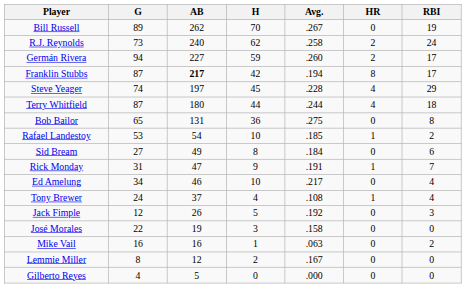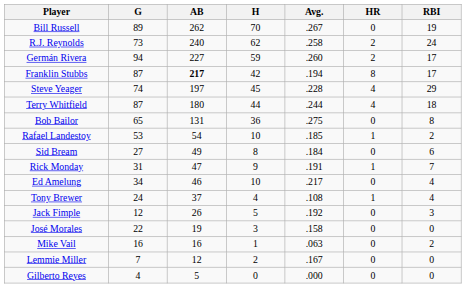(138, 259) 8 -> (138, 259) 7
